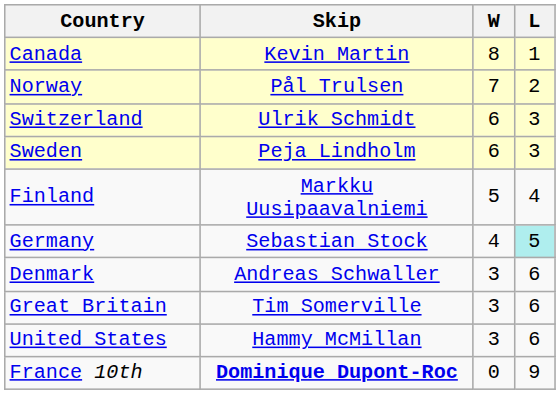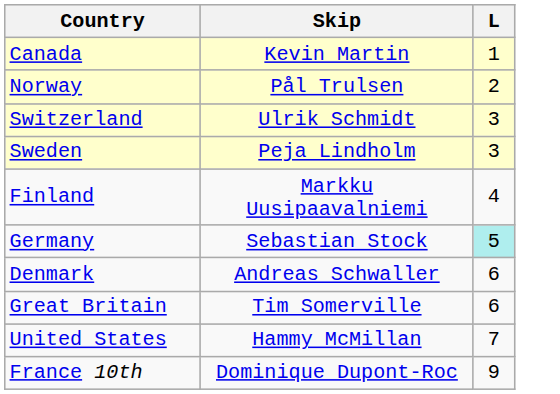- column: (494, 21)
(534, 340) 6 -> (494, 340) 7
(337, 373) bold -> (337, 373) normal
